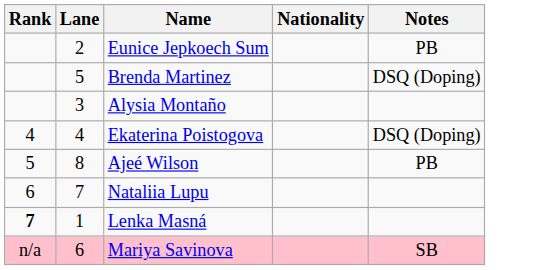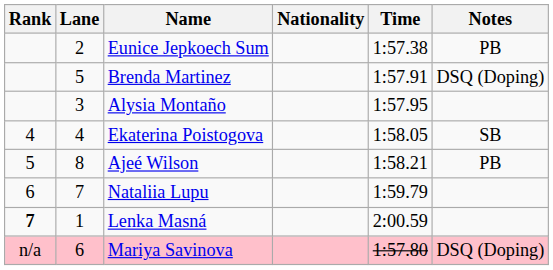+ column: (400, 18)
(427, 134) DSQ (Doping) -> (490, 134) SB
(427, 250) SB -> (490, 250) DSQ (Doping)
